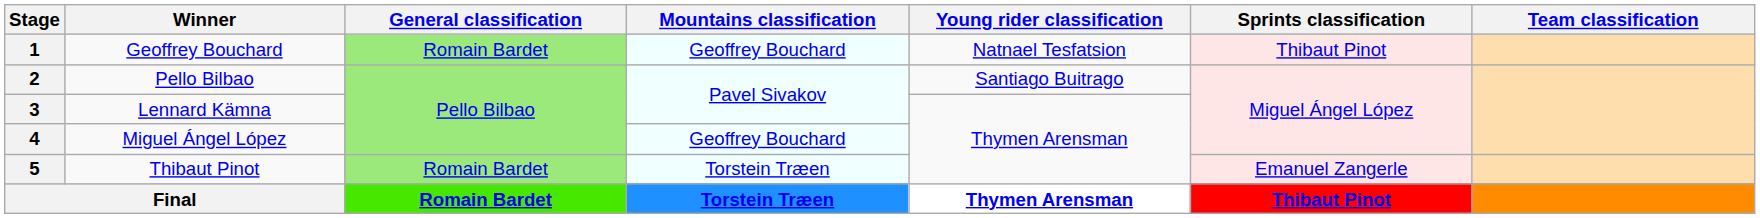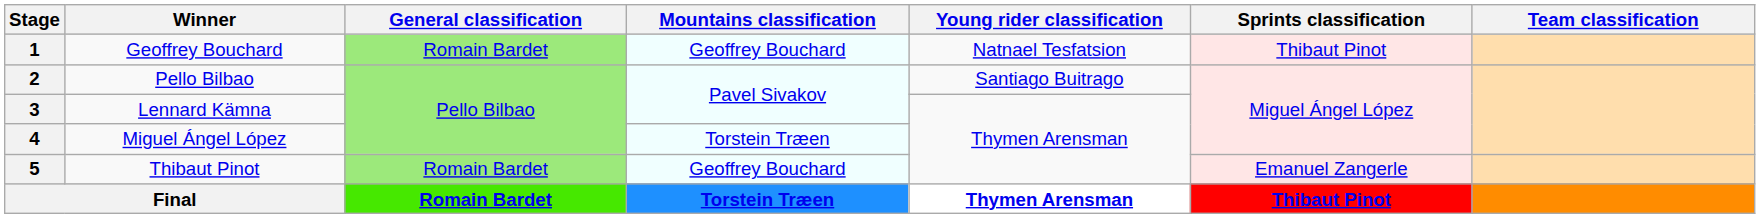(768, 139) Geoffrey Bouchard -> (768, 139) Torstein Træen
(768, 169) Torstein Træen -> (768, 169) Geoffrey Bouchard
